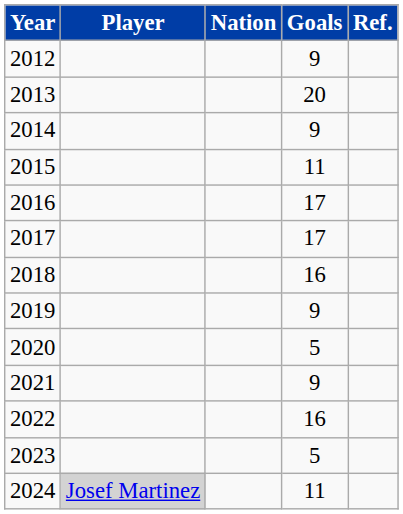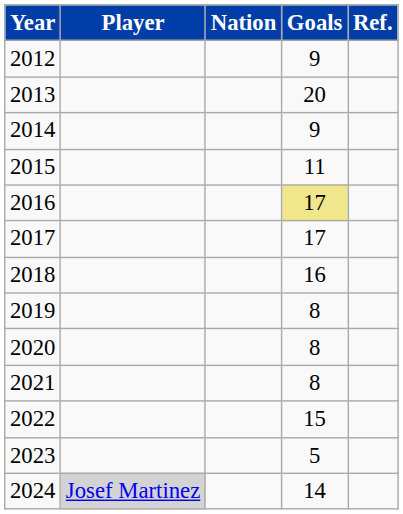(315, 202) no background -> (315, 202) khaki background
(315, 310) 9 -> (315, 310) 8
(315, 346) 5 -> (315, 346) 8
(315, 382) 9 -> (315, 382) 8
(315, 418) 16 -> (315, 418) 15
(315, 490) 11 -> (315, 490) 14
